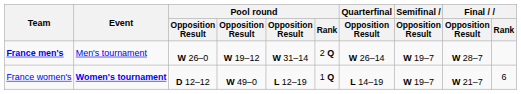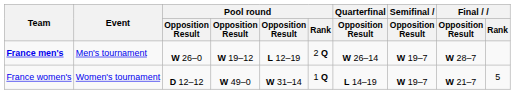(290, 58) W 31–14 -> (284, 58) L 12–19
(121, 77) bold -> (118, 77) normal
(290, 82) L 12–19 -> (284, 82) W 31–14
(504, 77) 6 -> (498, 77) 5
